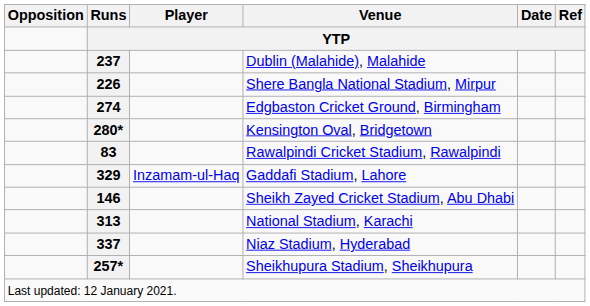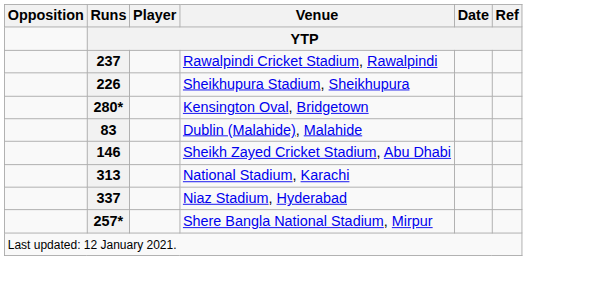(336, 61) Dublin (Malahide), Malahide -> (310, 61) Rawalpindi Cricket Stadium, Rawalpindi
(371, 84) Shere Bangla National Stadium, Mirpur -> (296, 84) Sheikhupura Stadium, Sheikhupura
- row: (108, 107)
(373, 152) Rawalpindi Cricket Stadium, Rawalpindi -> (273, 130) Dublin (Malahide), Malahide
- row: (108, 175)
(359, 267) Sheikhupura Stadium, Sheikhupura -> (308, 221) Shere Bangla National Stadium, Mirpur
